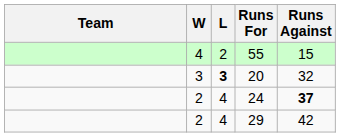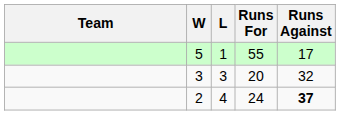(199, 53) 4 -> (199, 53) 5
(223, 53) 2 -> (223, 53) 1
(306, 53) 15 -> (306, 53) 17
(223, 76) bold -> (223, 76) normal
- row: (256, 120)
